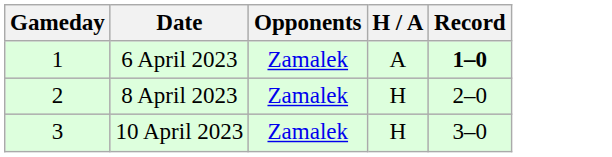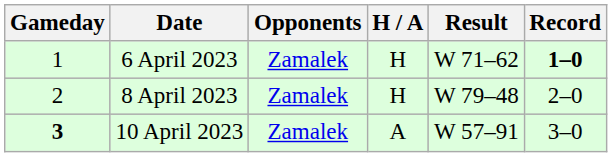+ column: (476, 22)
(398, 59) A -> (398, 59) H
(57, 132) normal -> (57, 132) bold
(398, 132) H -> (398, 132) A
